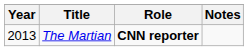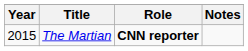(22, 35) 2013 -> (22, 35) 2015
